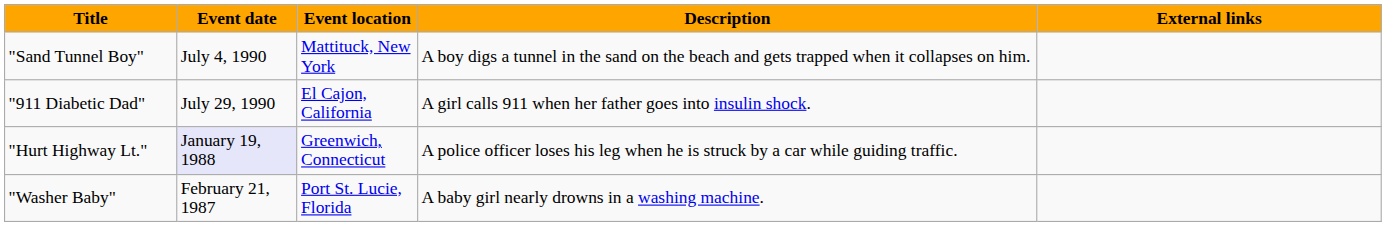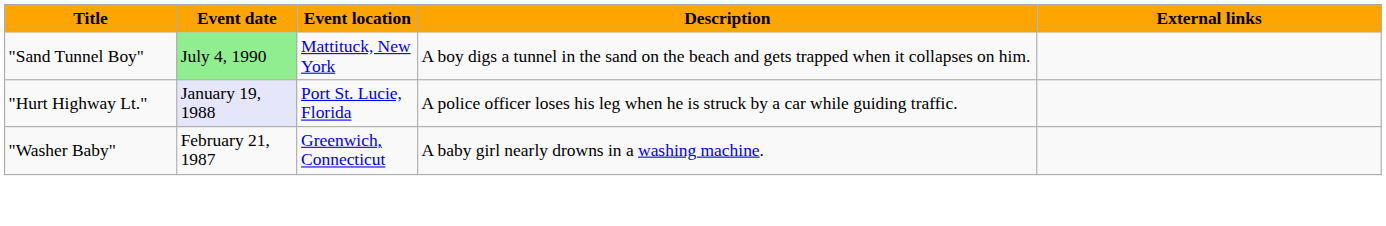(224, 55) no background -> (224, 55) lightgreen background
- row: (77, 103)
(343, 150) Greenwich, Connecticut -> (351, 103) Port St. Lucie, Florida
(351, 197) Port St. Lucie, Florida -> (343, 150) Greenwich, Connecticut
